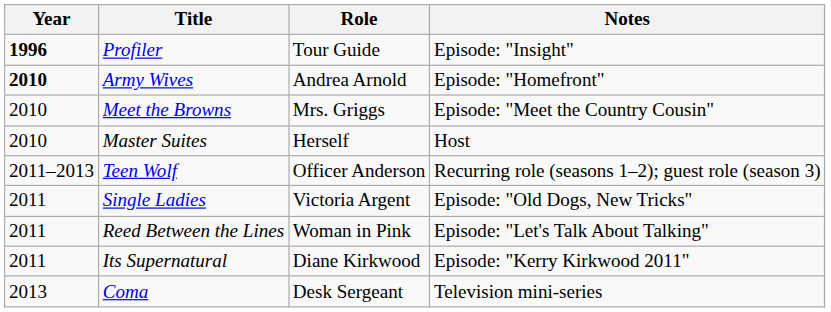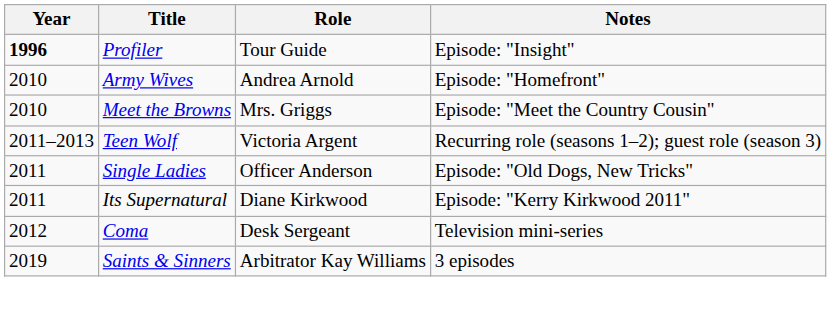(28, 79) bold -> (28, 79) normal
- row: (155, 140)
(359, 170) Officer Anderson -> (299, 140) Victoria Argent
(352, 200) Victoria Argent -> (306, 170) Officer Anderson
- row: (193, 230)
(28, 291) 2013 -> (28, 230) 2012
+ row: (167, 261)
